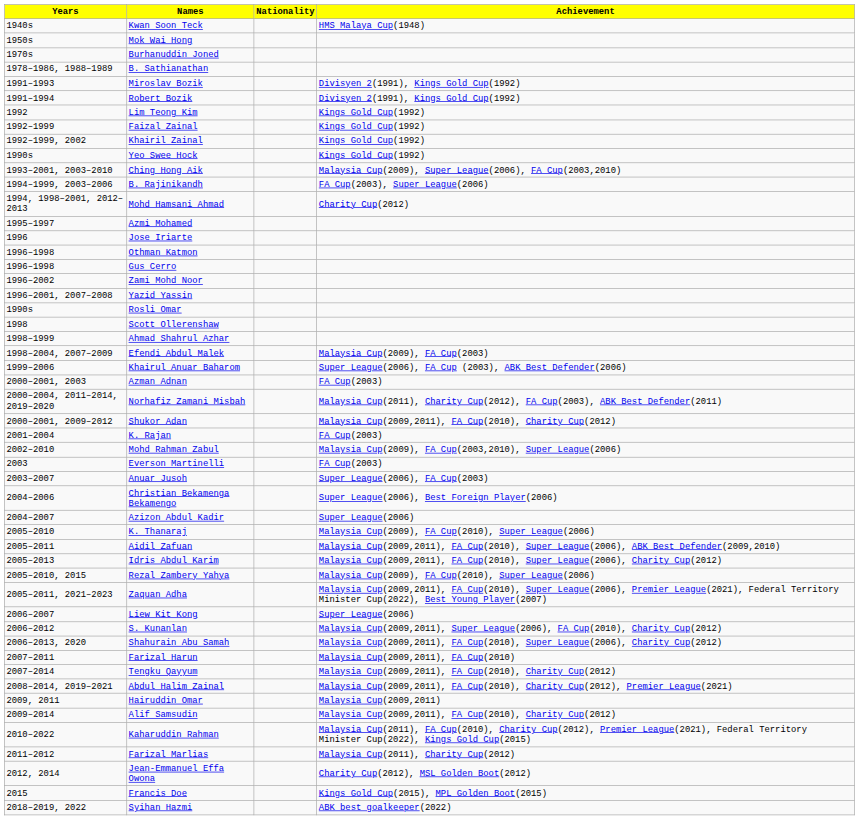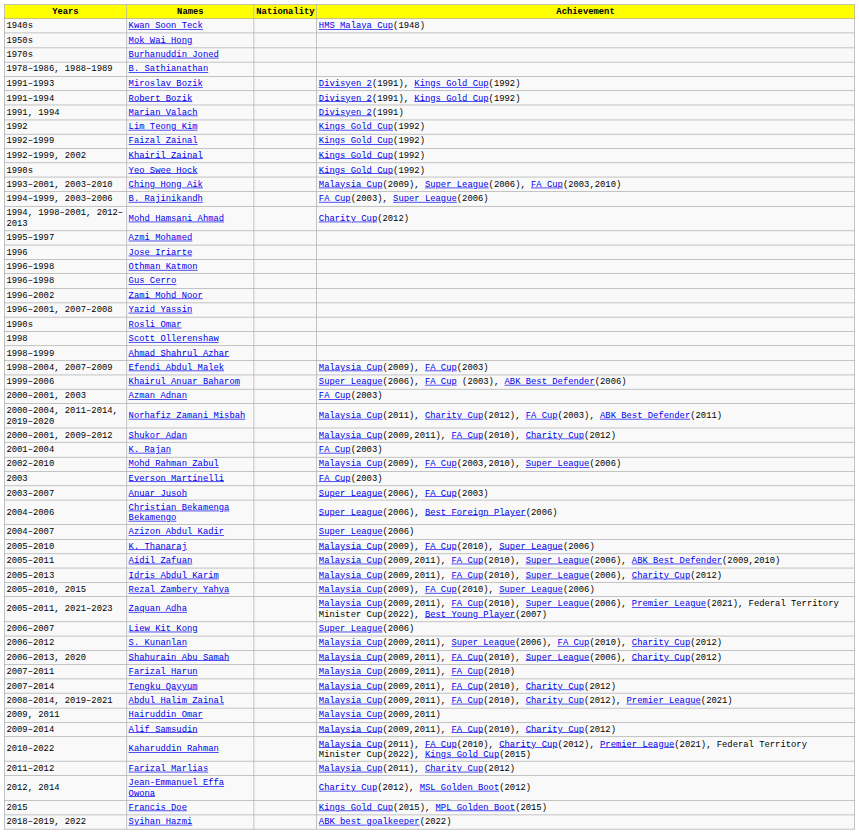+ row: (163, 112)
